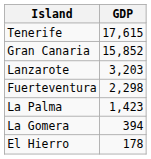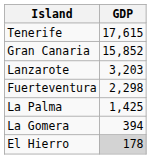(126, 107) 1,423 -> (126, 107) 1,425
(133, 144) no background -> (133, 144) lightgrey background
